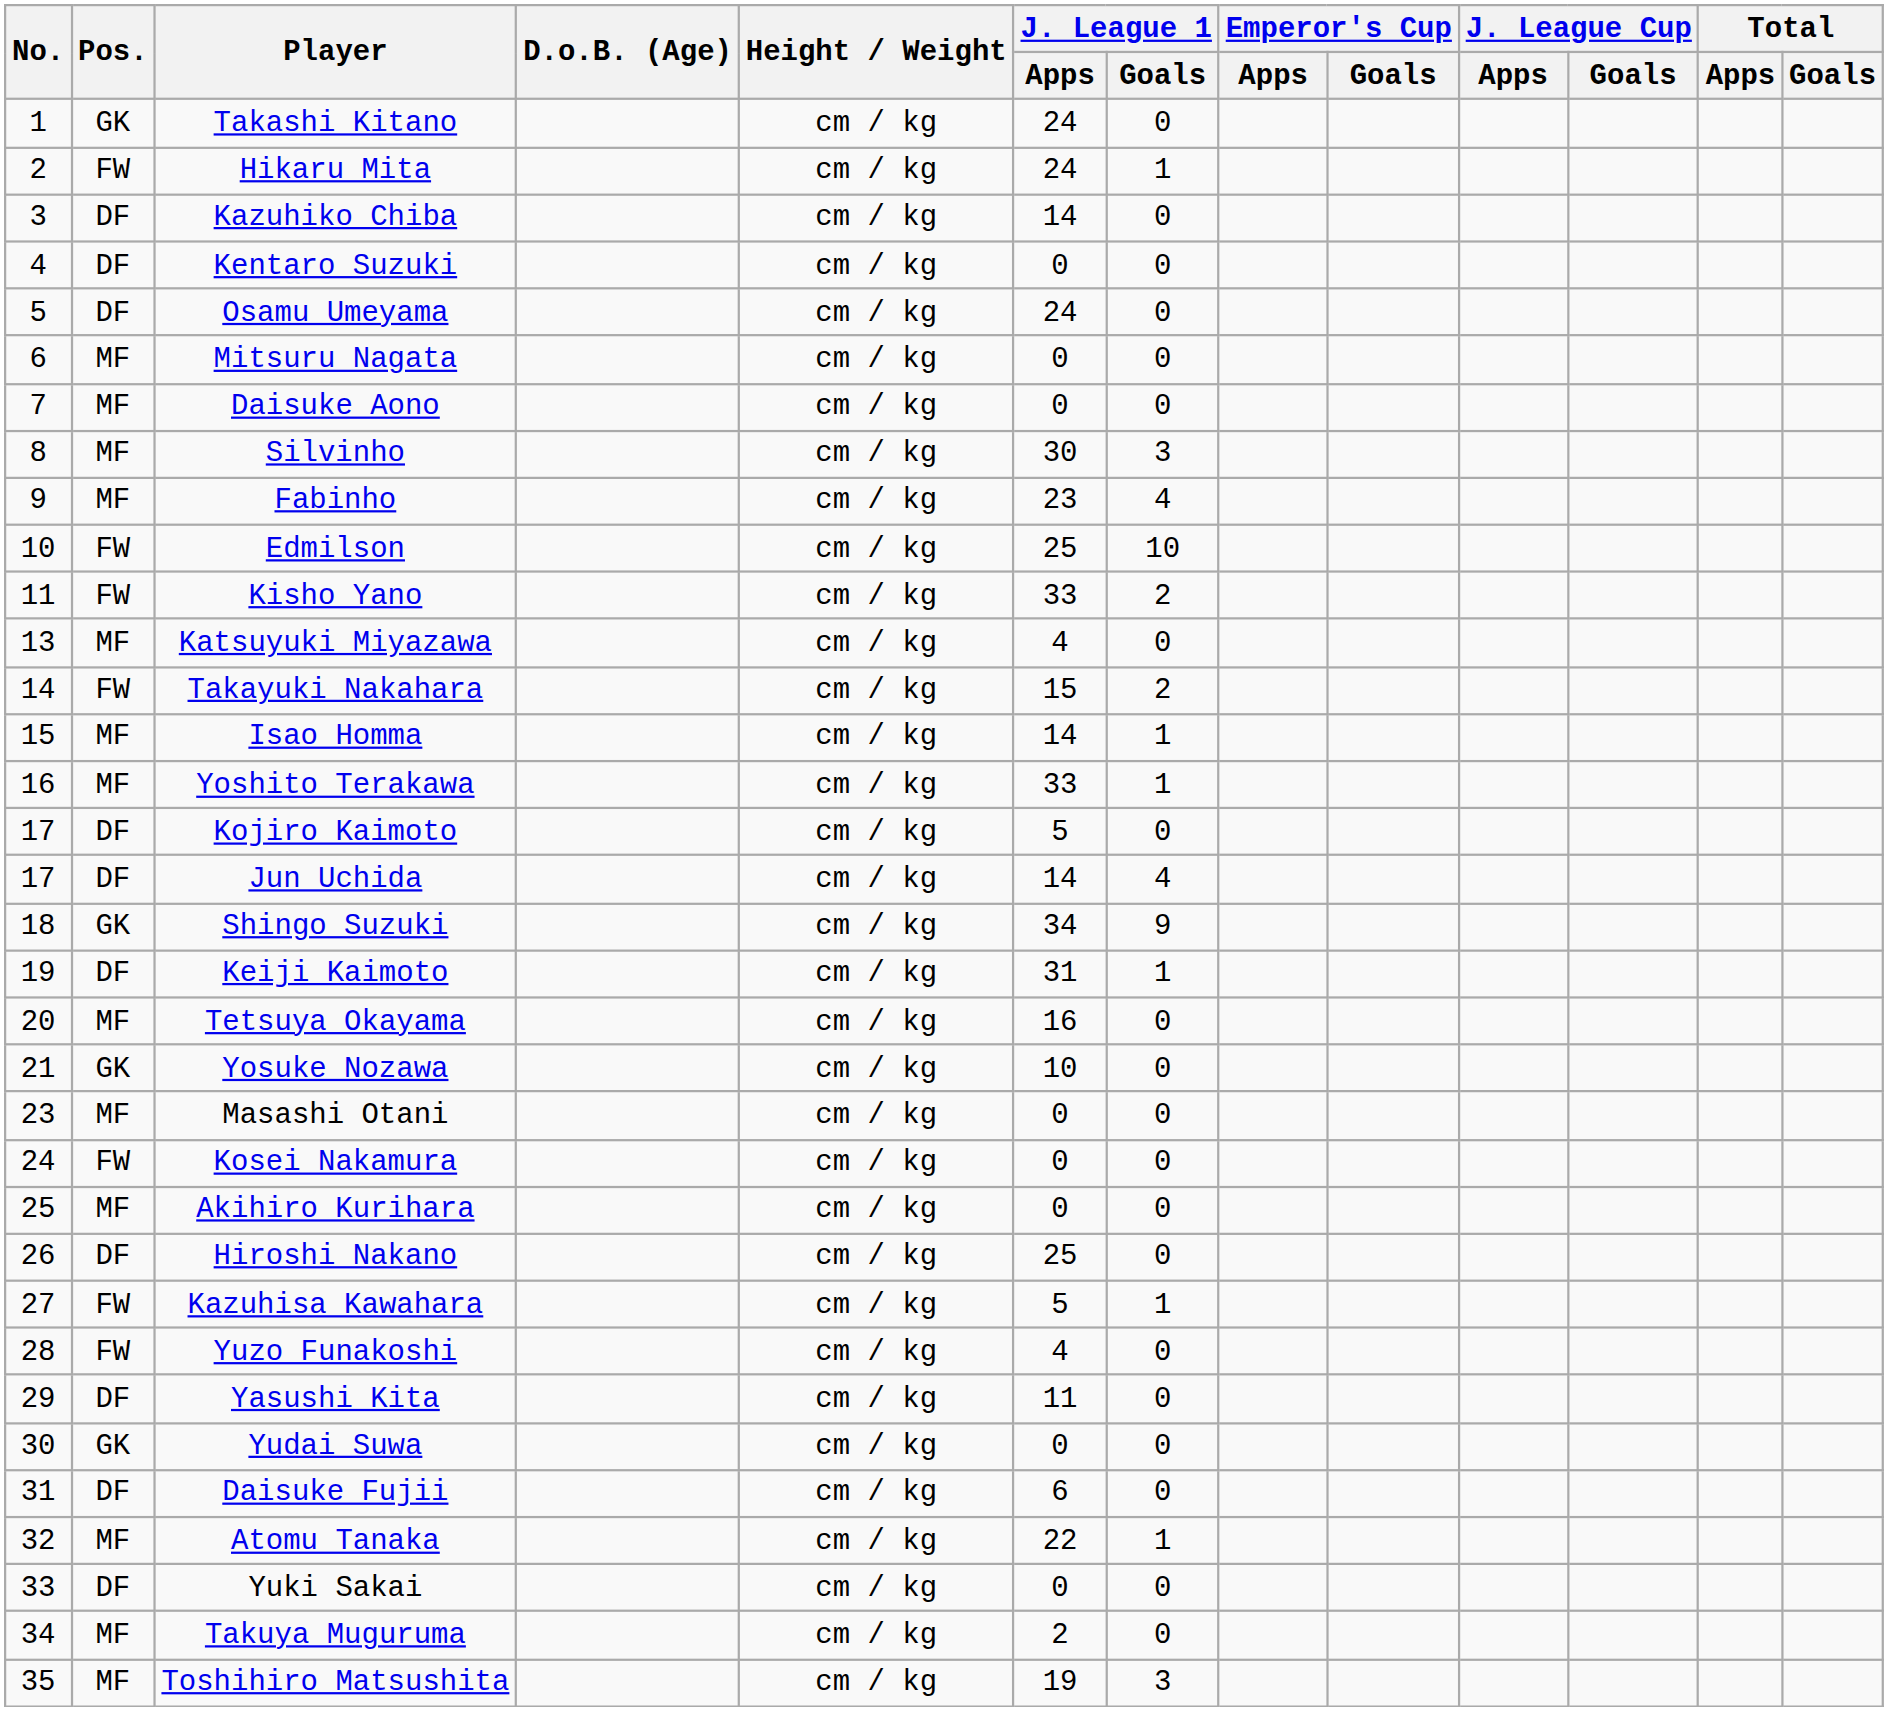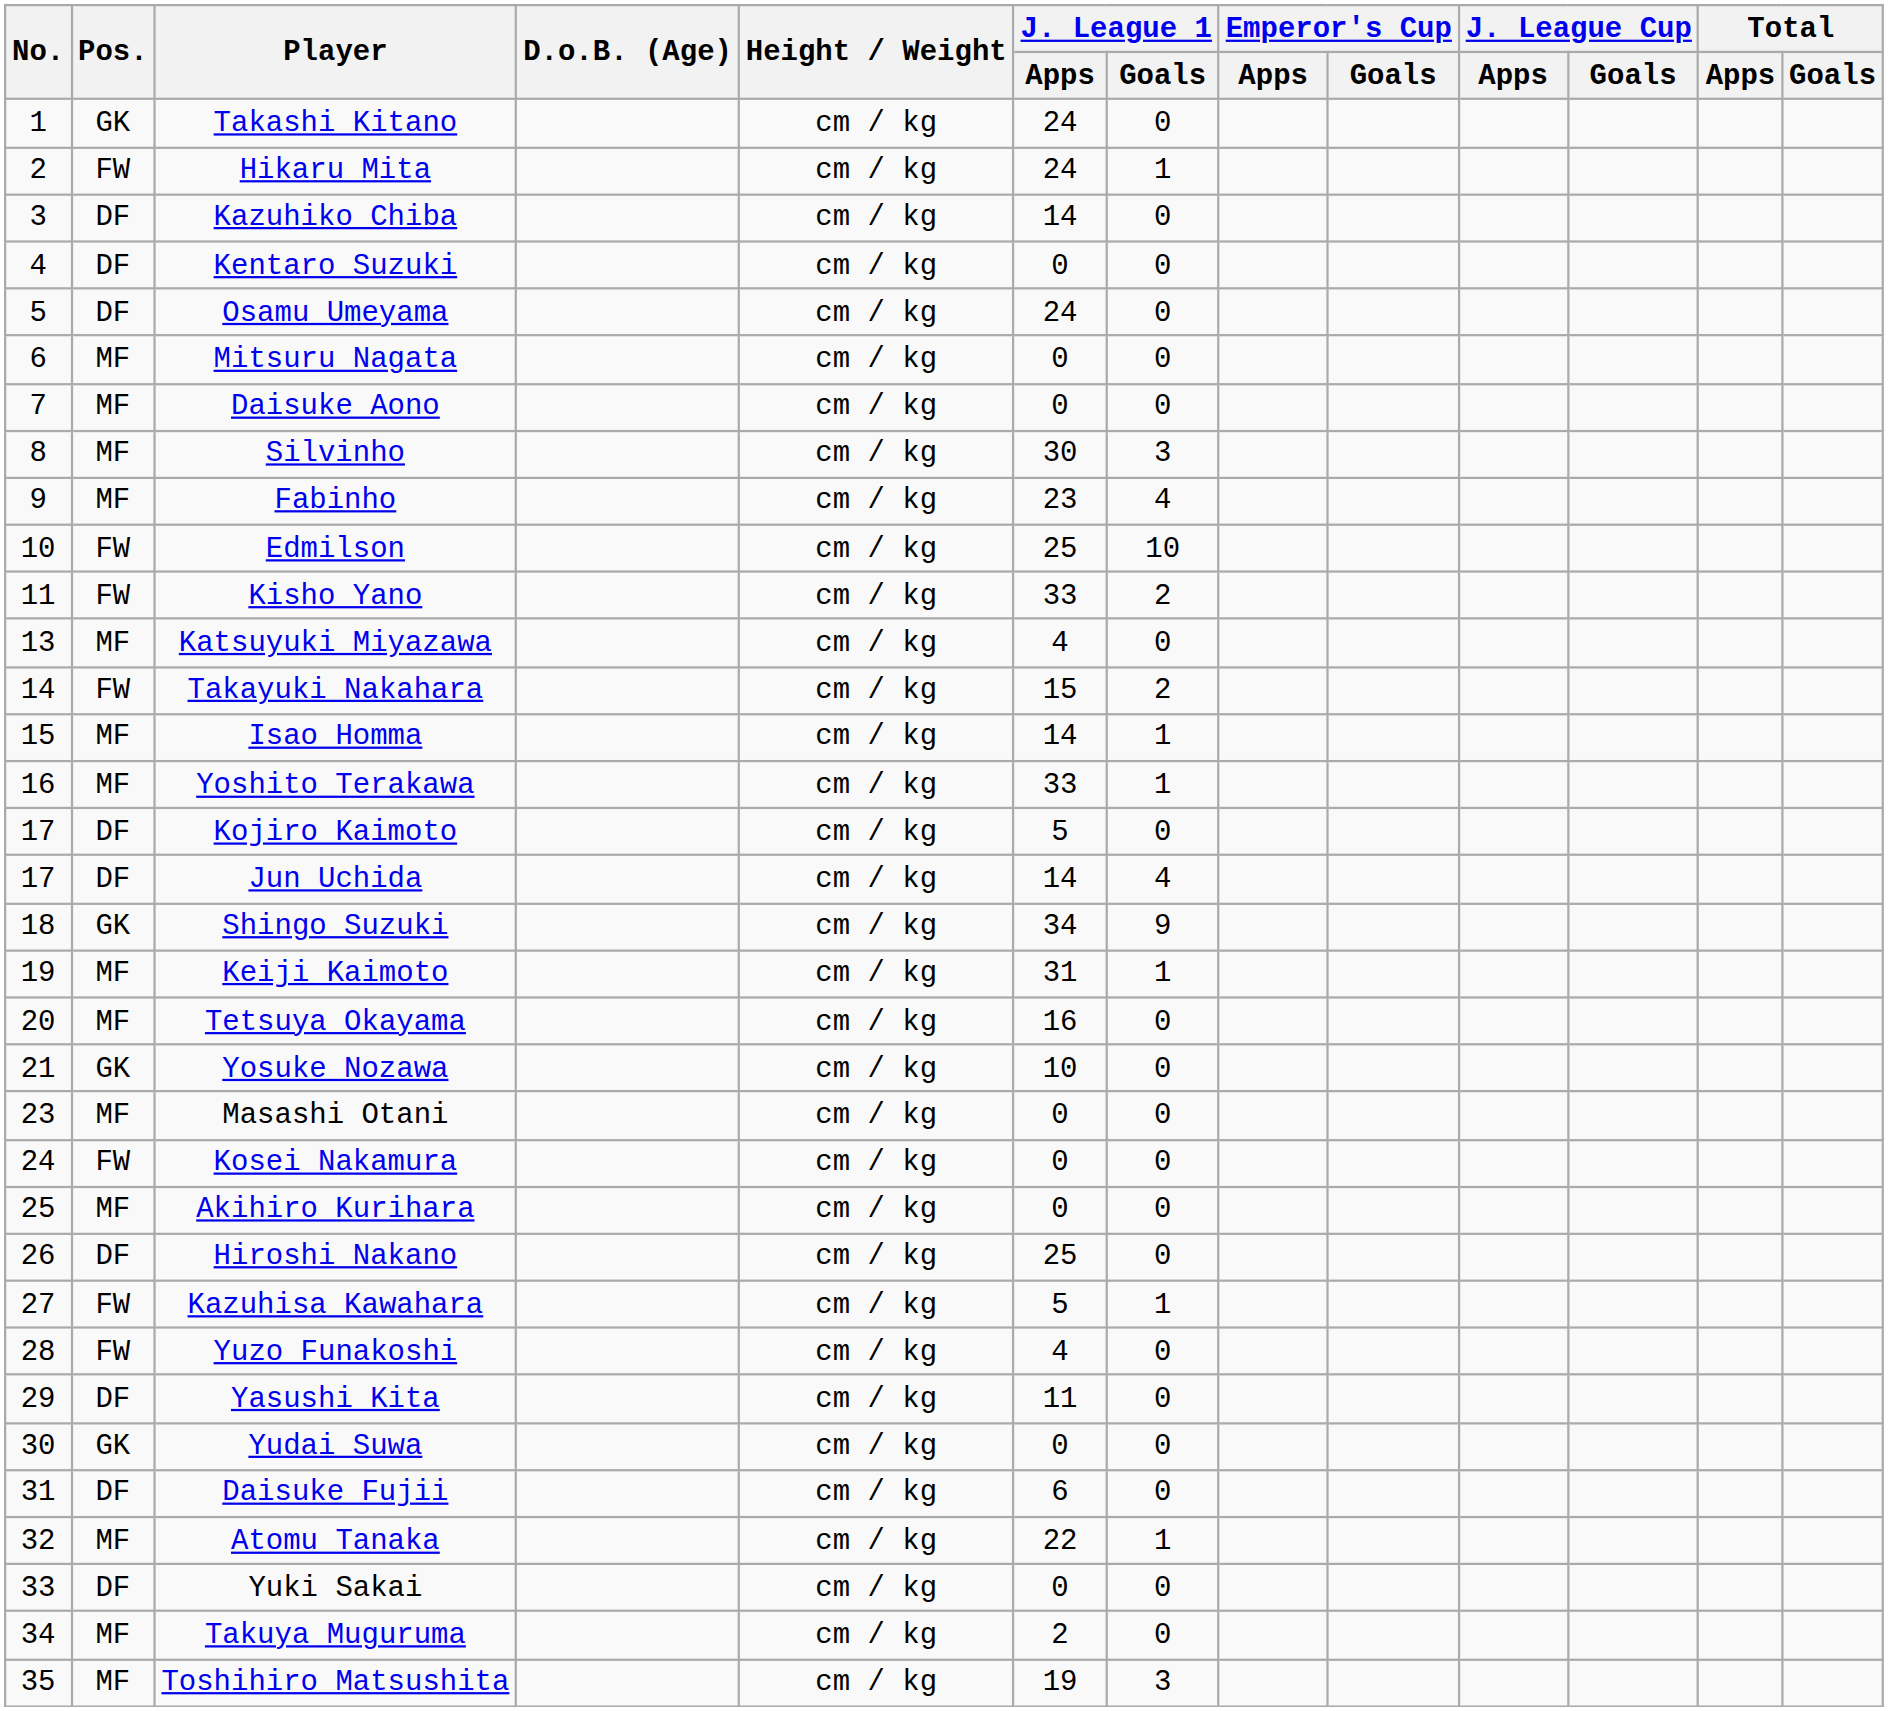(113, 974) DF -> (113, 974) MF
